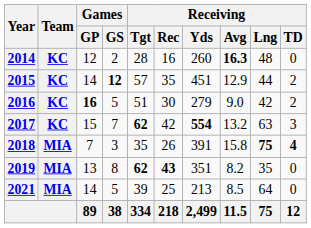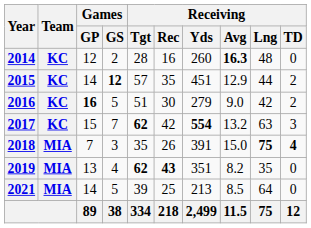(235, 146) 15.8 -> (235, 146) 15.0
(115, 168) 8 -> (115, 168) 4
